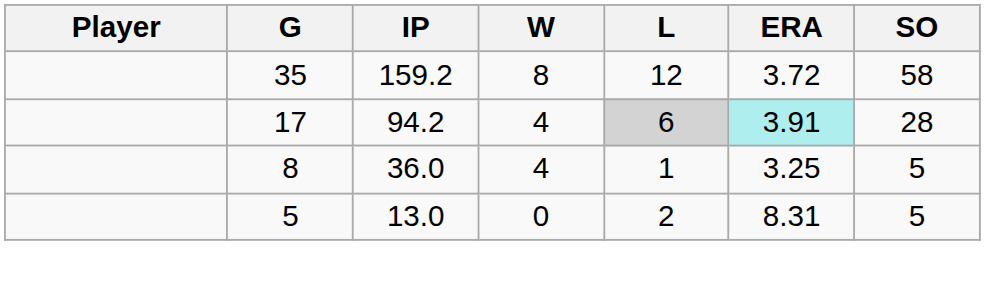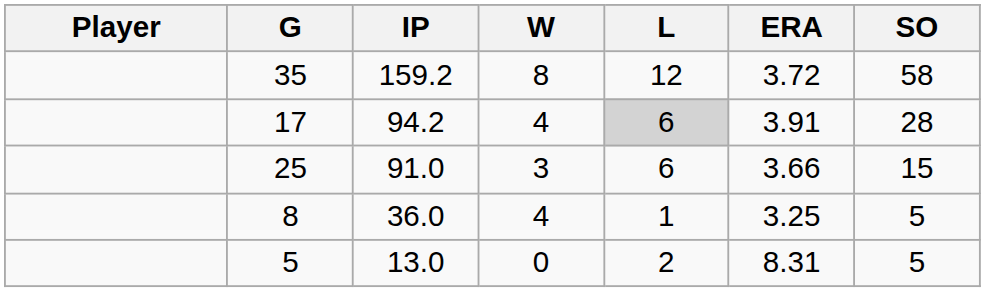(792, 121) paleturquoise background -> (792, 121) no background
+ row: (290, 168)
